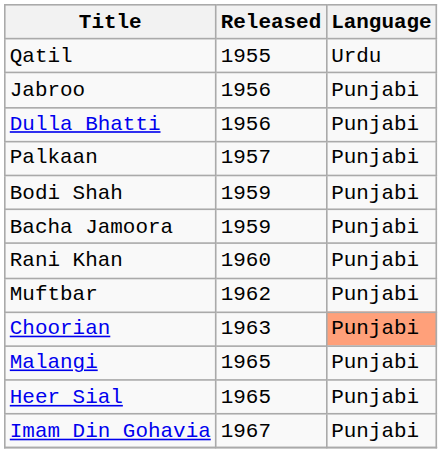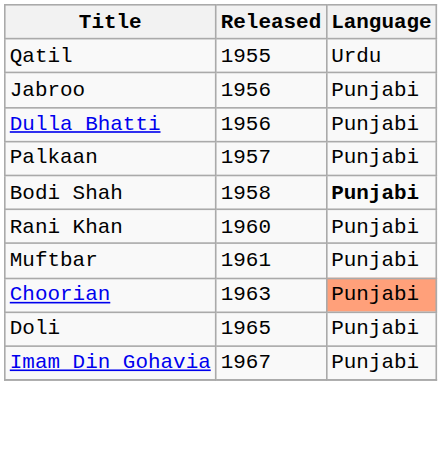(246, 192) 1959 -> (246, 192) 1958
(375, 192) normal -> (375, 192) bold
- row: (91, 227)
(246, 295) 1962 -> (246, 261) 1961
- row: (54, 363)
- row: (66, 397)
+ row: (35, 329)
